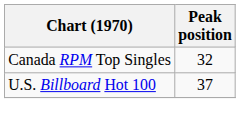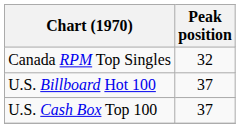+ row: (83, 110)
